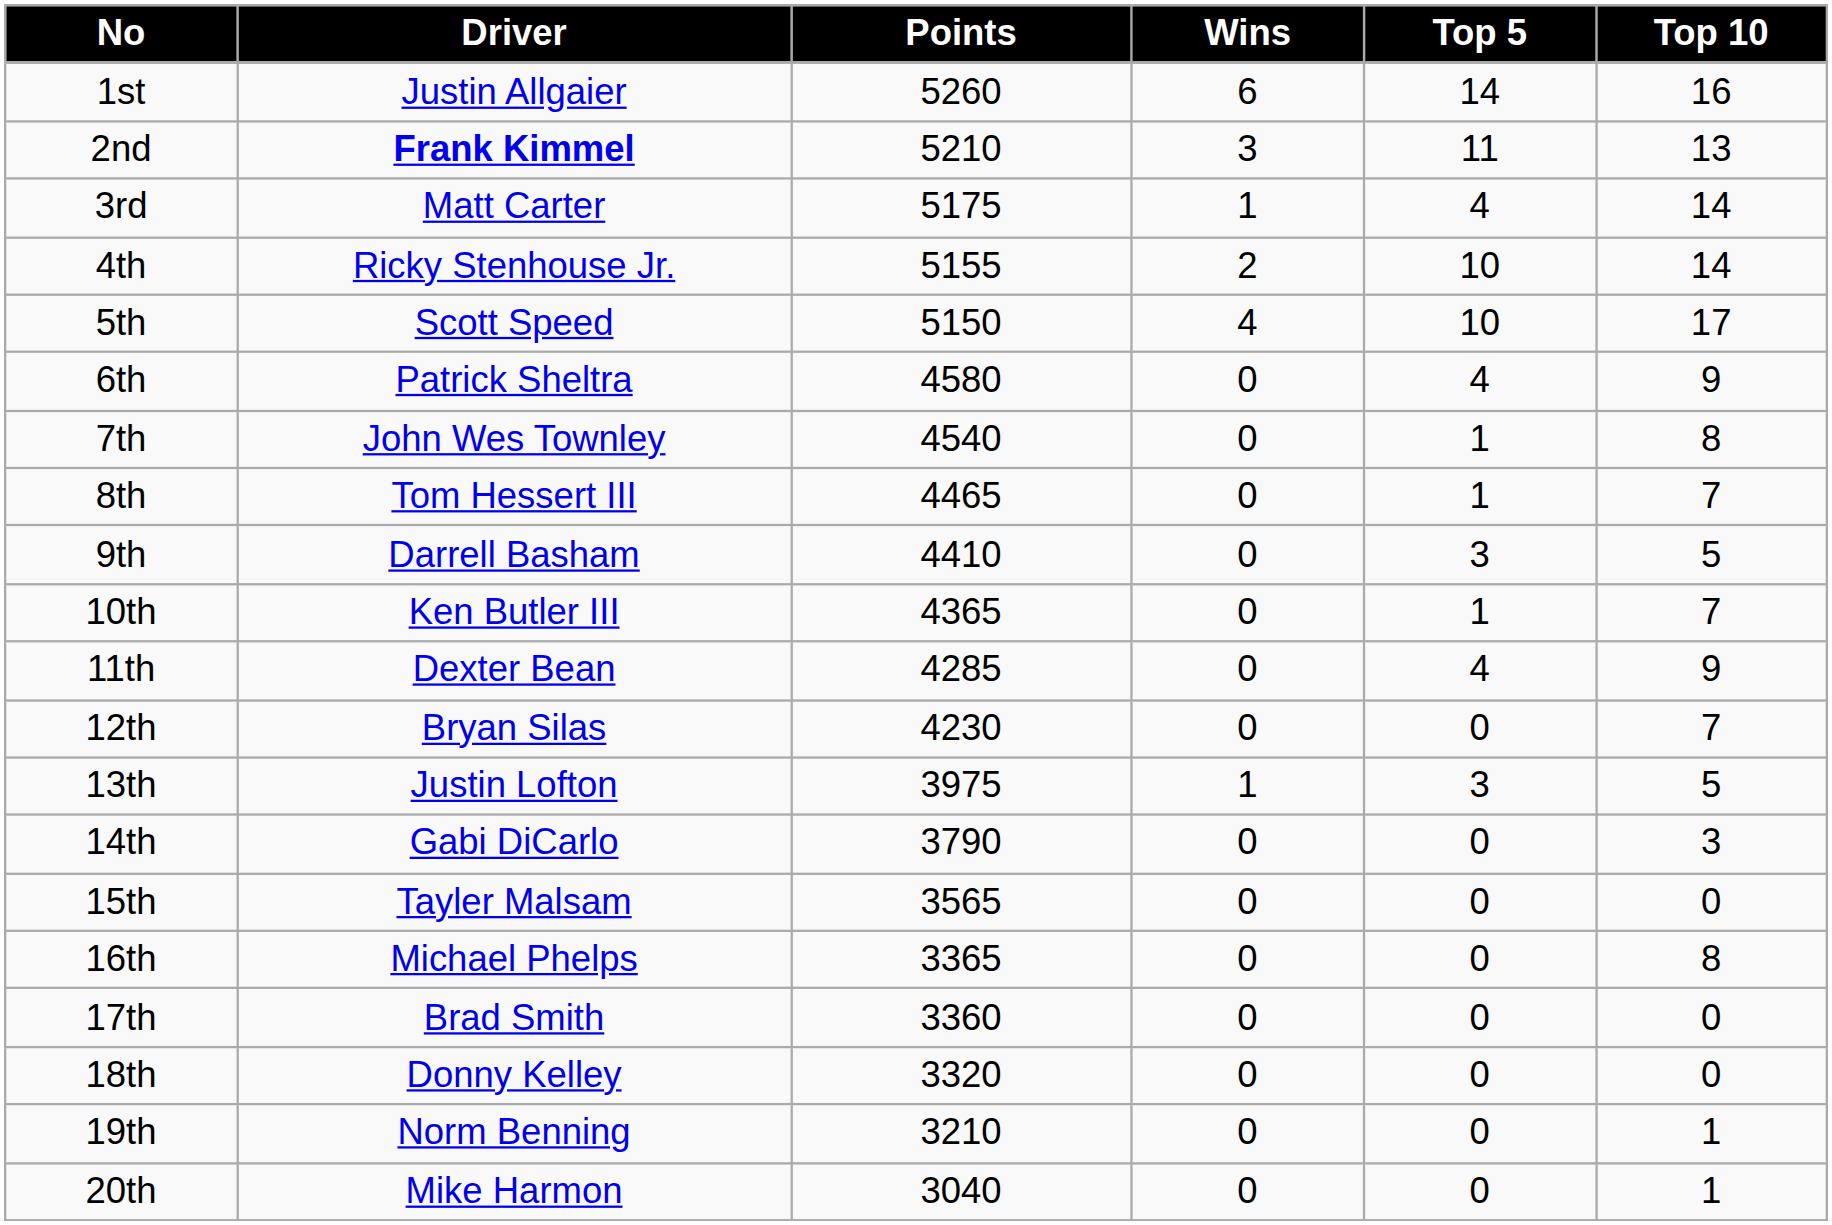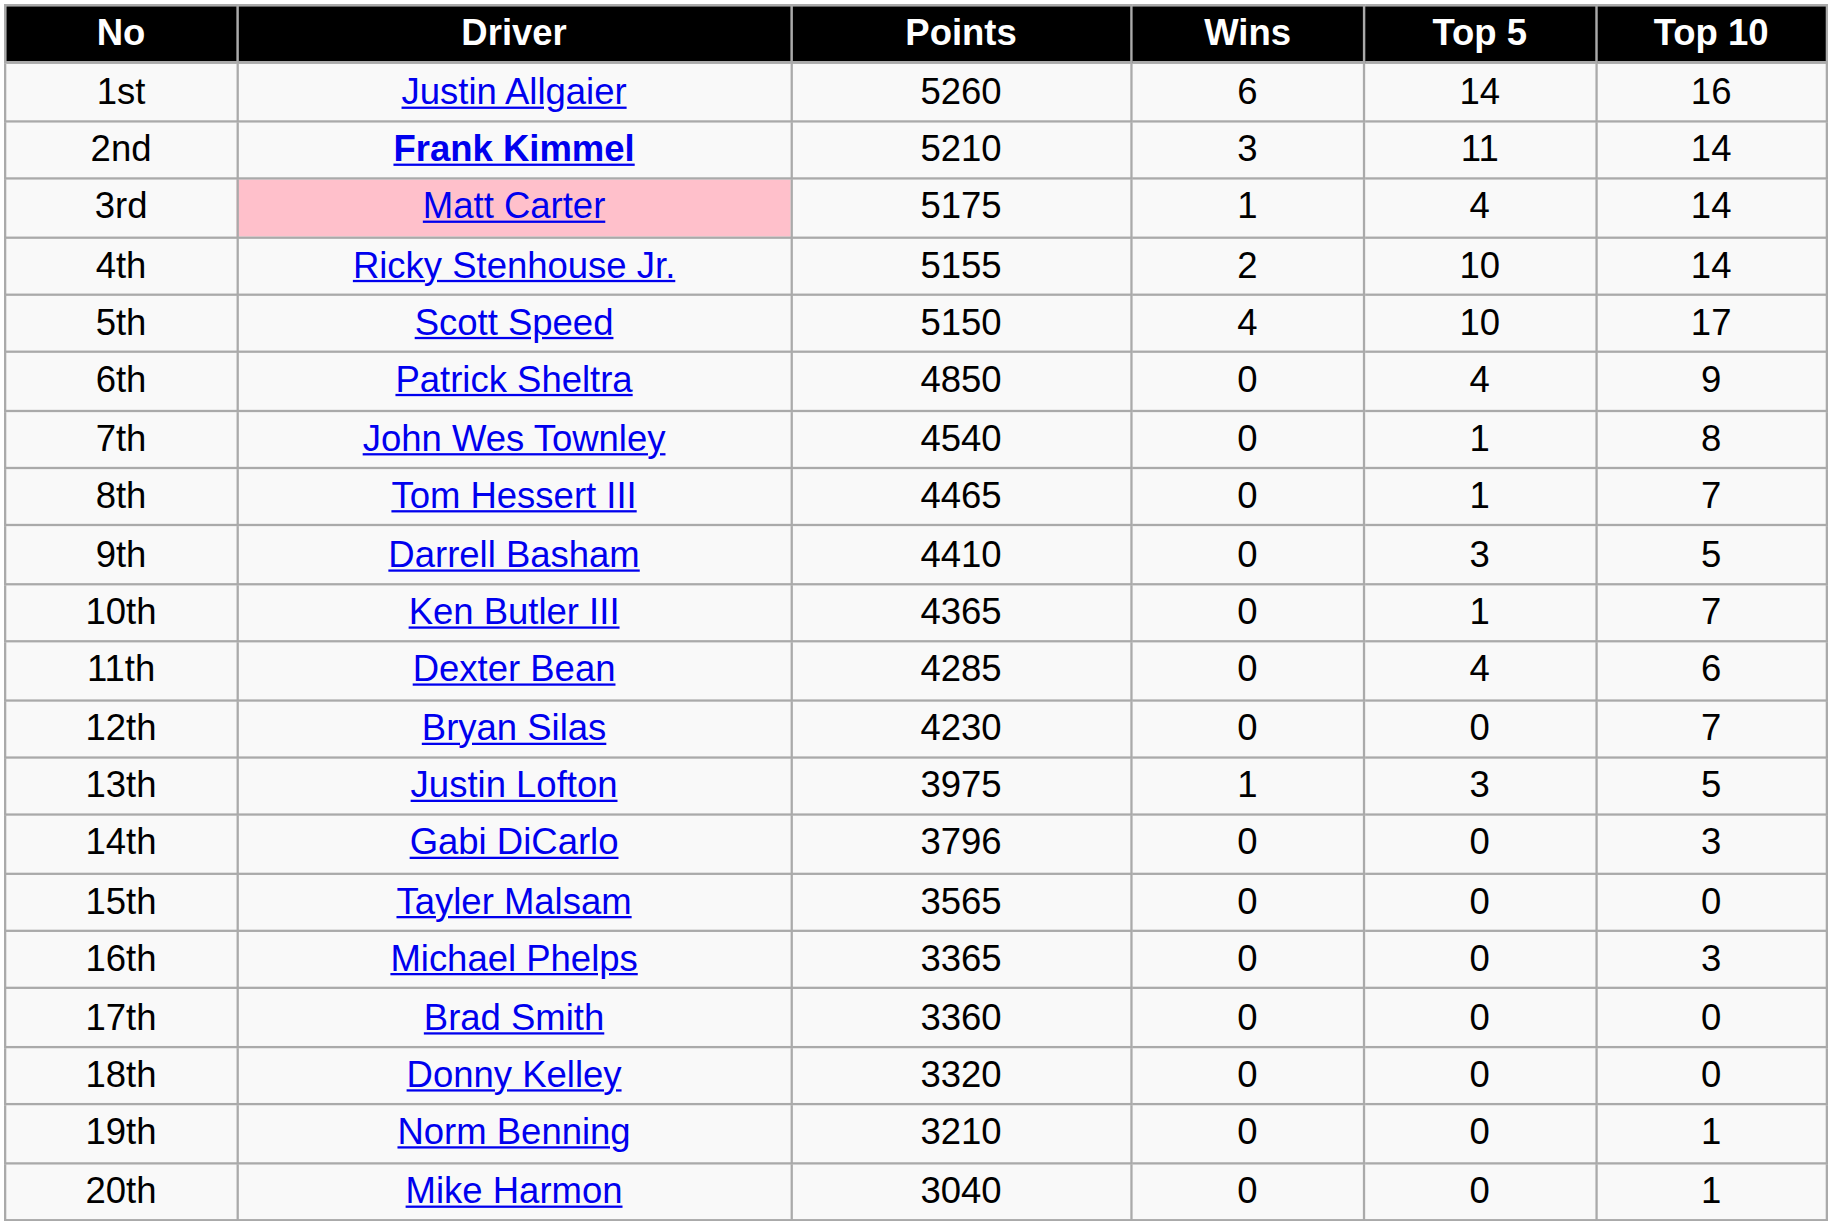(1711, 149) 13 -> (1711, 149) 14
(514, 206) no background -> (514, 206) pink background
(961, 380) 4580 -> (961, 380) 4850
(1711, 669) 9 -> (1711, 669) 6
(961, 843) 3790 -> (961, 843) 3796
(1711, 959) 8 -> (1711, 959) 3
